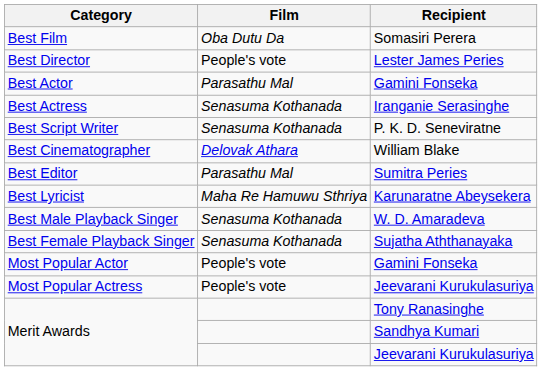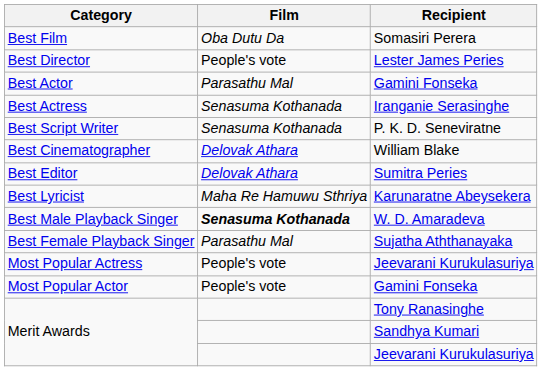(247, 173) Parasathu Mal -> (249, 173) Delovak Athara
(272, 219) normal -> (275, 219) bold
(272, 241) Senasuma Kothanada -> (247, 241) Parasathu Mal
rows swapped: (68, 264) <-> (75, 286)
